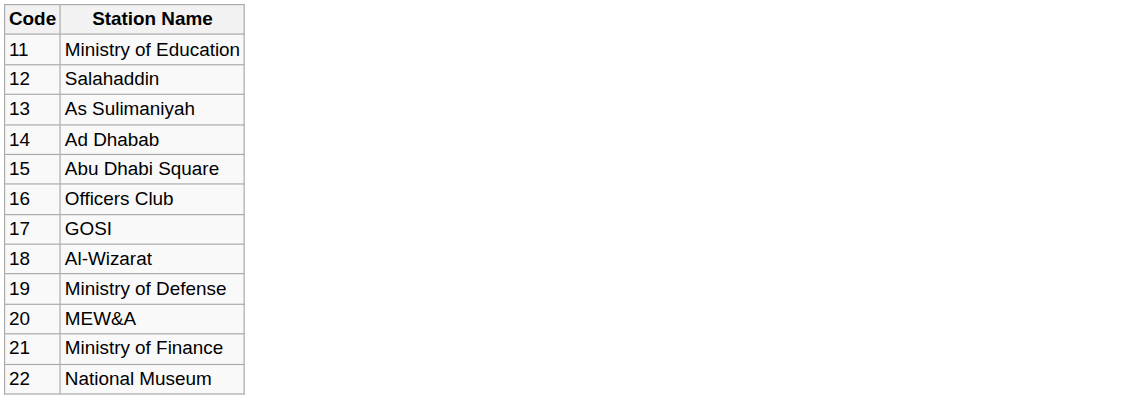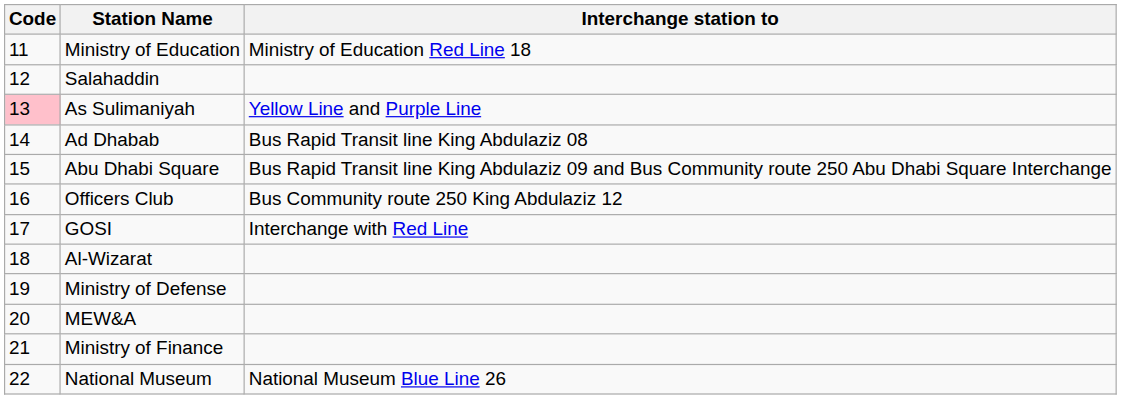+ column: (680, 19)
(19, 109) no background -> (19, 109) pink background
